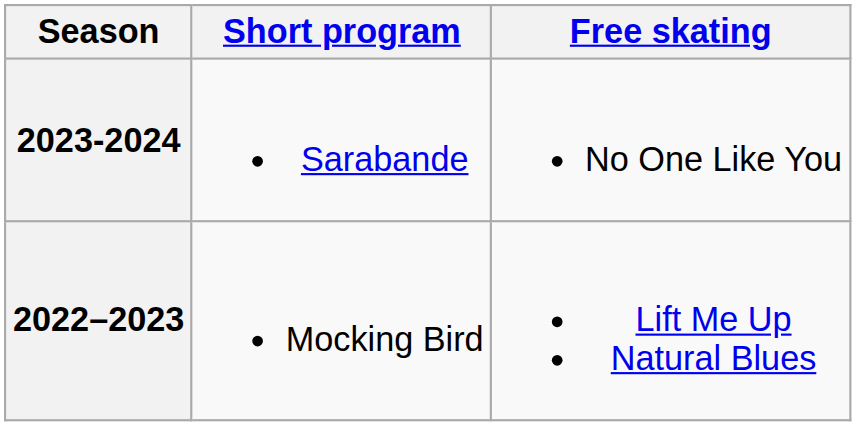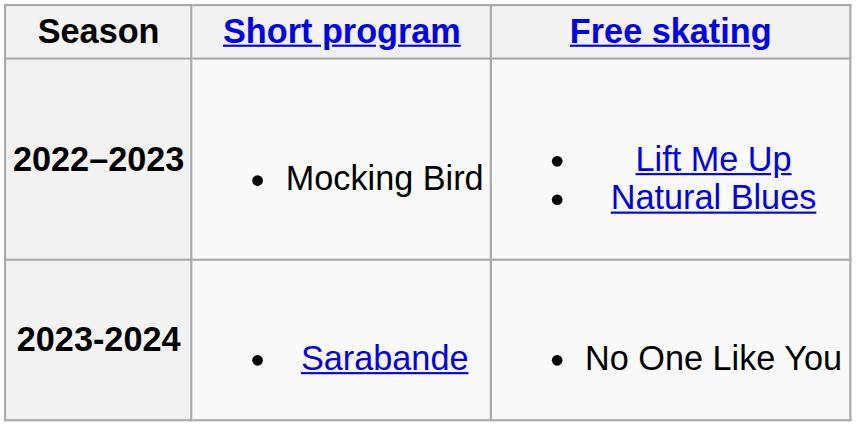rows swapped: (99, 139) <-> (99, 320)
